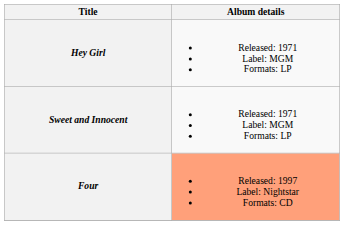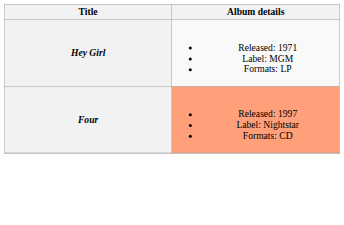- row: (88, 119)
